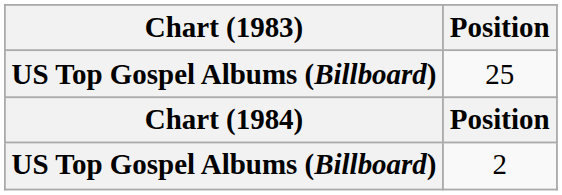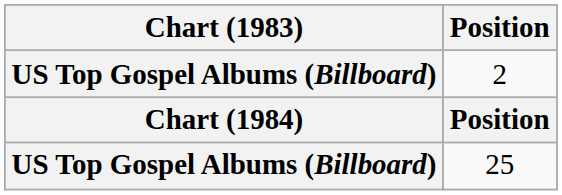rows swapped: (500, 165) <-> (500, 73)
